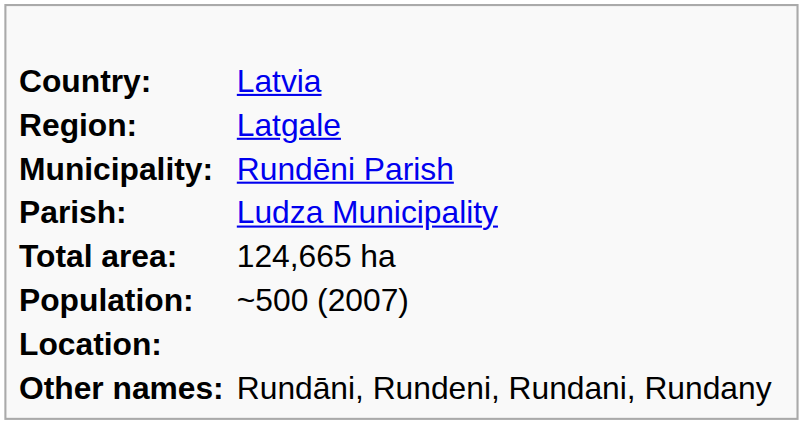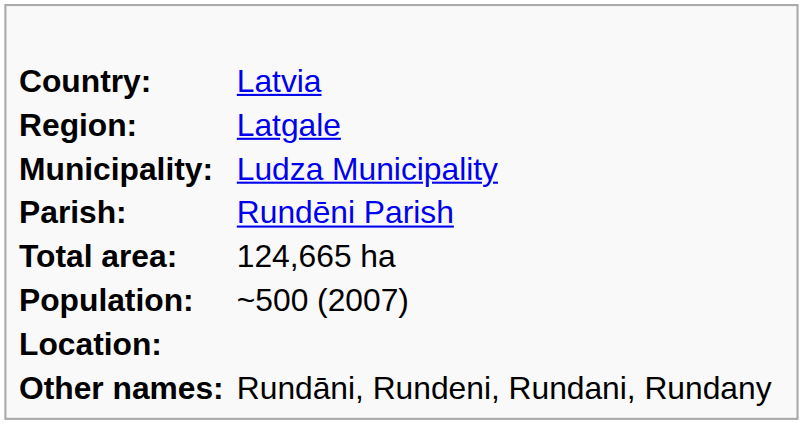(345, 168) Rundēni Parish -> (367, 168) Ludza Municipality
(367, 212) Ludza Municipality -> (345, 212) Rundēni Parish
